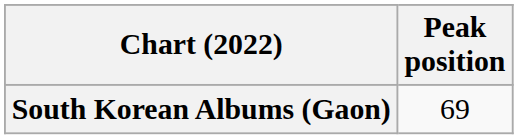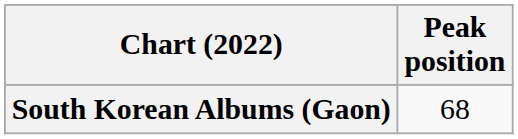(455, 108) 69 -> (455, 108) 68
